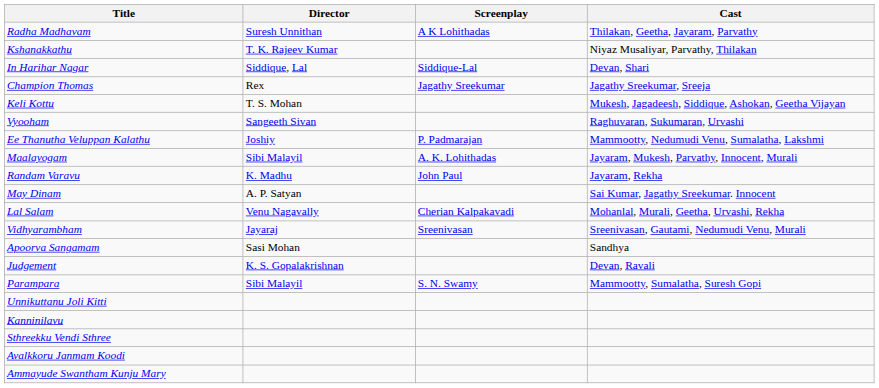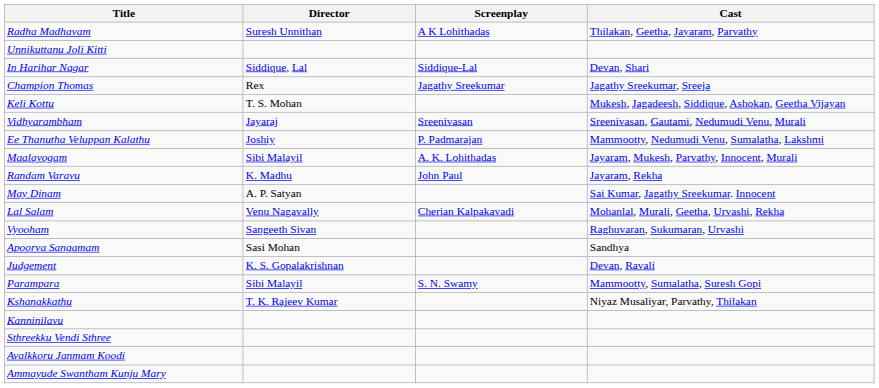rows swapped: (39, 49) <-> (57, 301)
rows swapped: (28, 121) <-> (44, 229)
